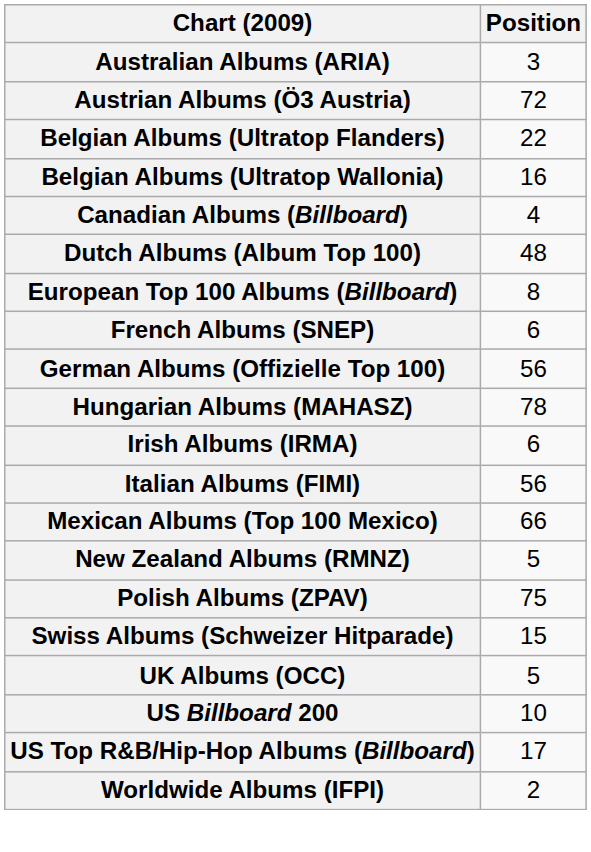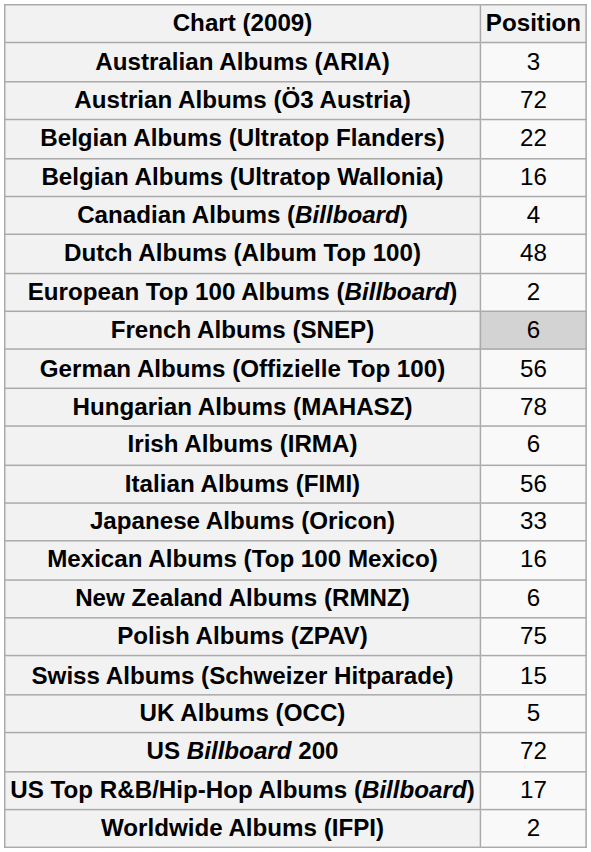(533, 291) 8 -> (533, 291) 2
(533, 330) no background -> (533, 330) lightgrey background
+ row: (243, 521)
(533, 521) 66 -> (533, 560) 16
(533, 560) 5 -> (533, 598) 6
(533, 713) 10 -> (533, 751) 72
